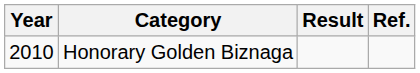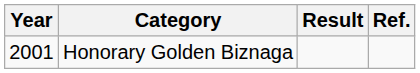(31, 52) 2010 -> (31, 52) 2001
